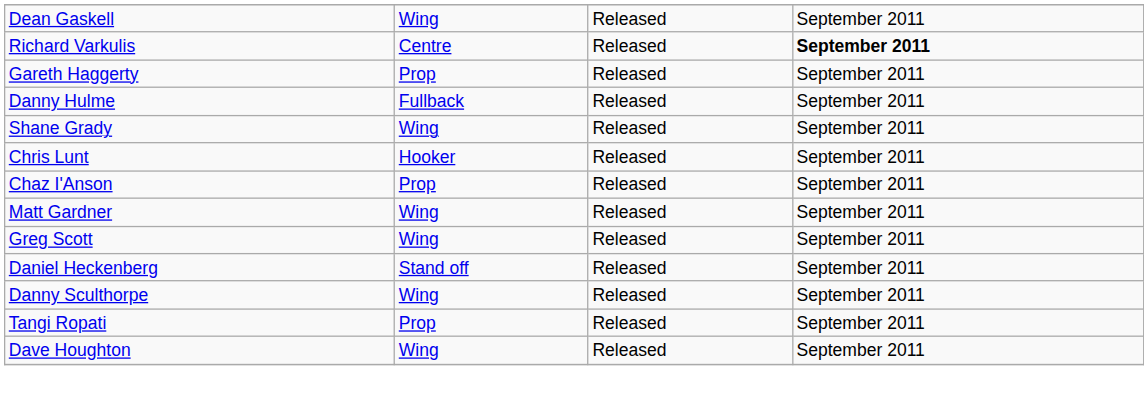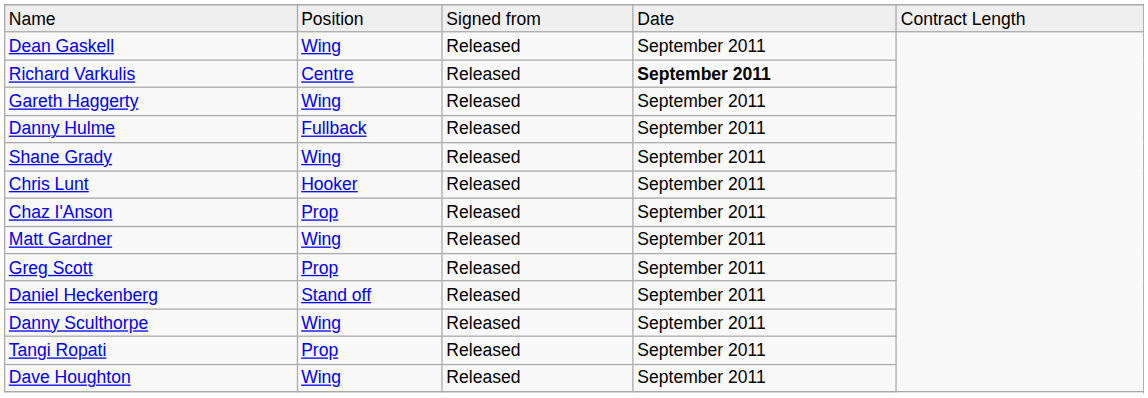+ row: (32, 18)
(417, 73) Prop -> (321, 101) Wing
(419, 239) Wing -> (320, 267) Prop
